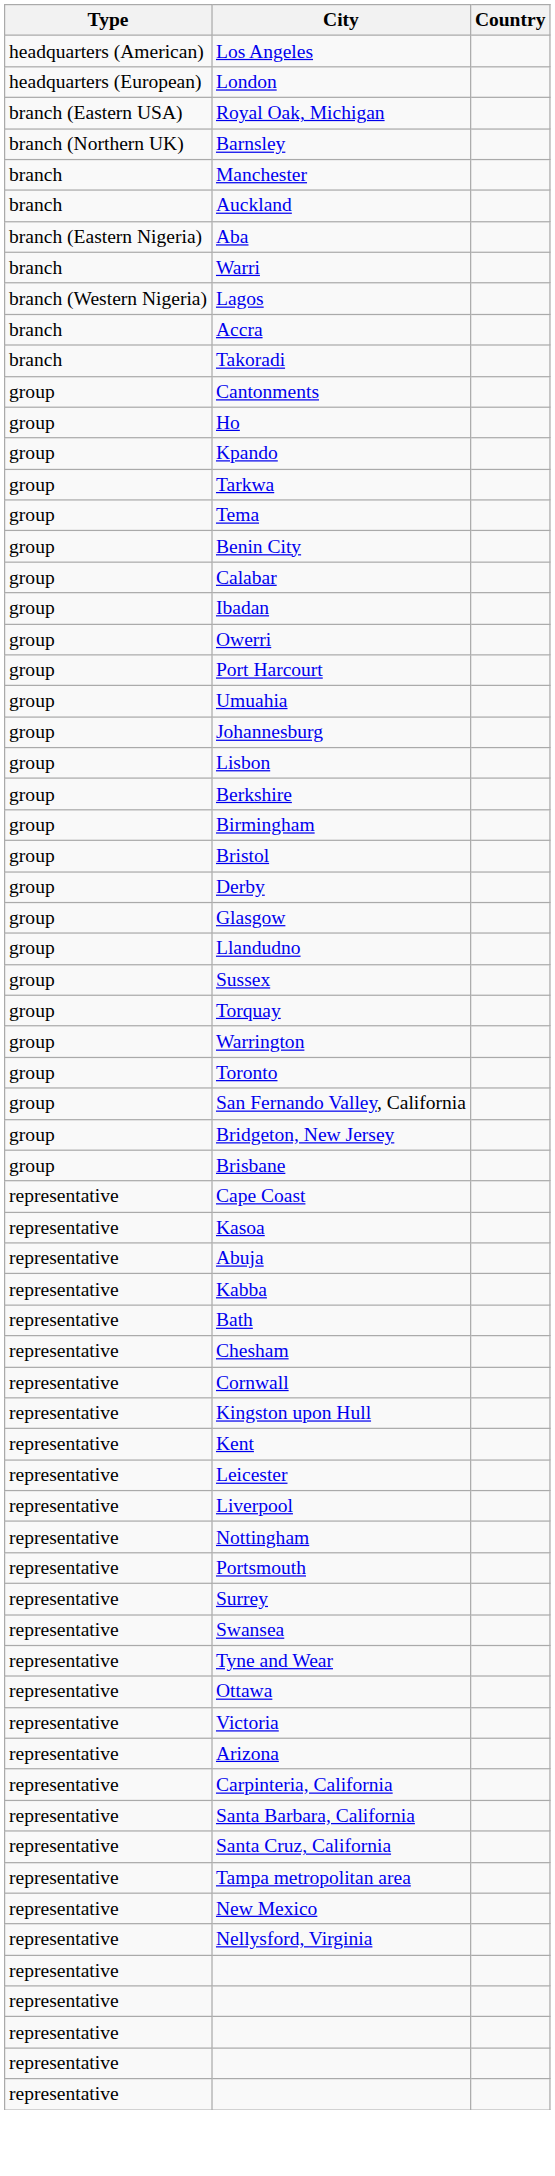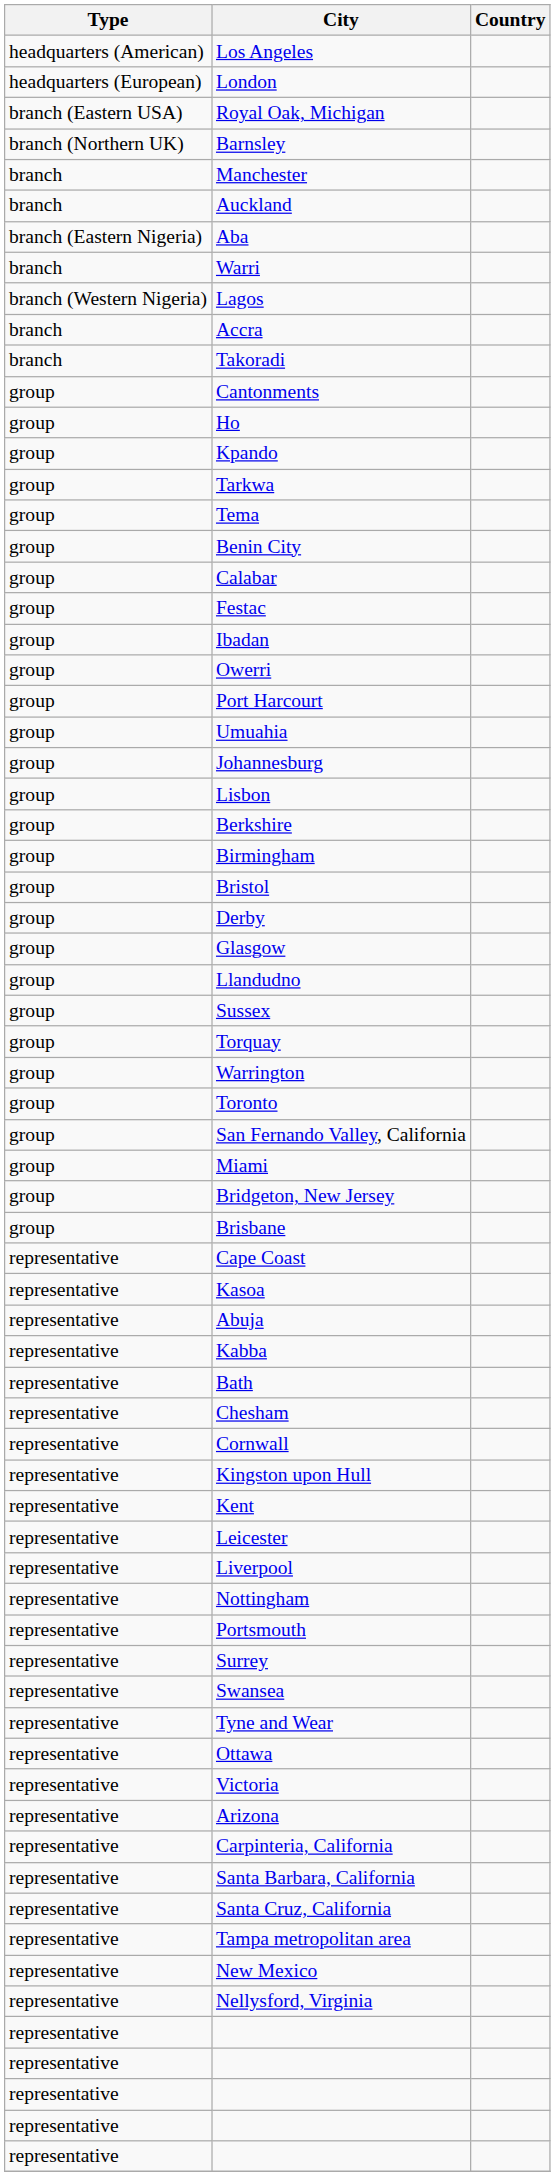+ row: (32, 608)
+ row: (32, 1165)
